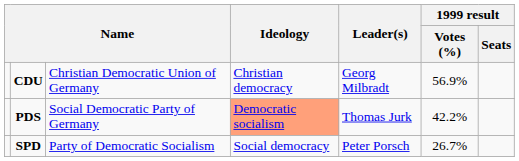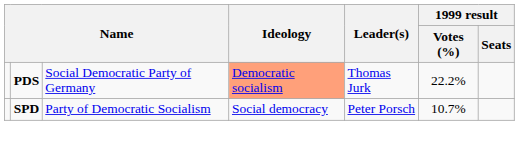- row: (28, 80)
(450, 116) 42.2% -> (448, 80) 22.2%
(450, 145) 26.7% -> (448, 109) 10.7%
